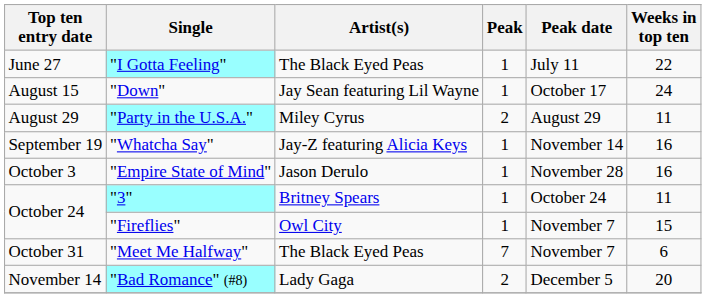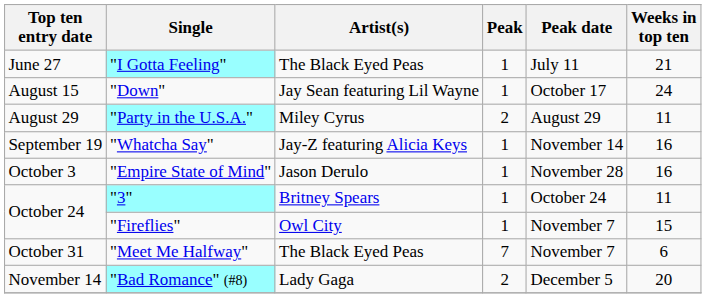(664, 63) 22 -> (664, 63) 21
